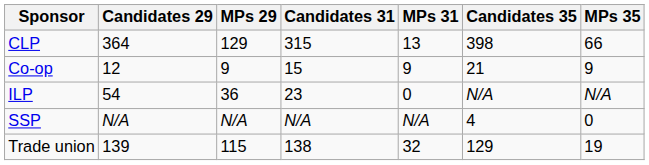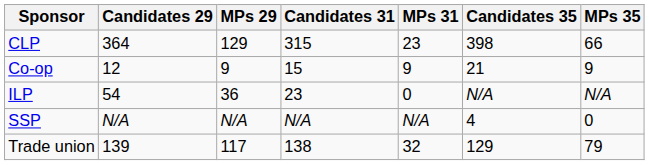(411, 43) 13 -> (411, 43) 23
(233, 146) 115 -> (233, 146) 117
(593, 146) 19 -> (593, 146) 79
